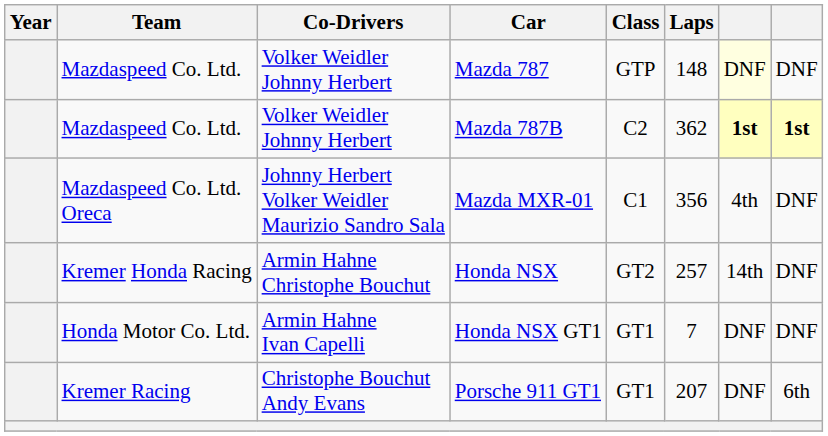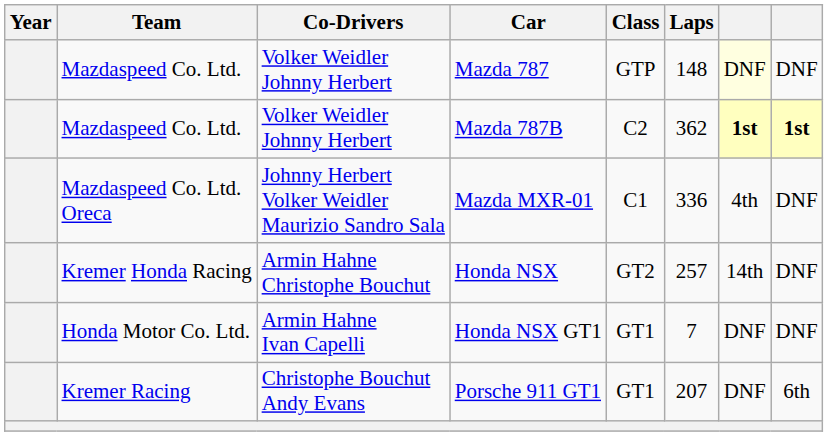(692, 200) 356 -> (692, 200) 336
